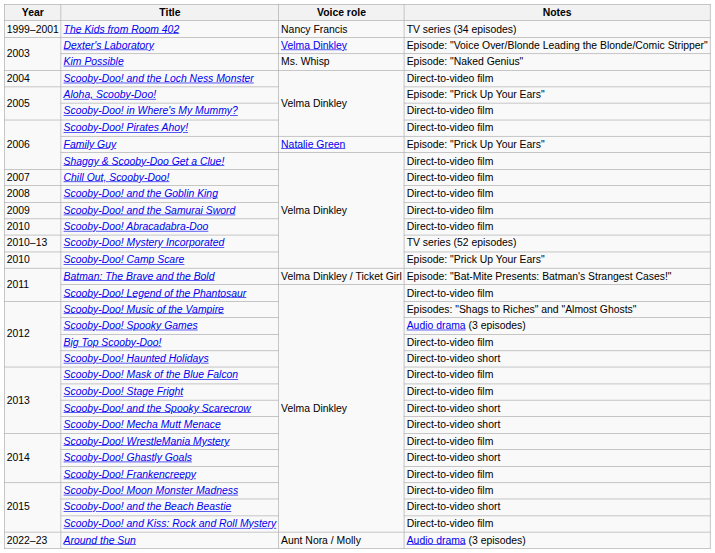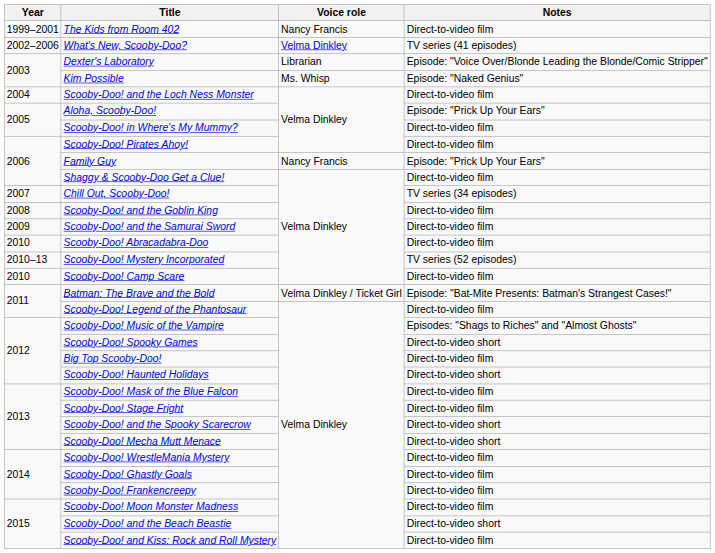(462, 29) TV series (34 episodes) -> (450, 29) Direct-to-video film
+ row: (125, 45)
(314, 45) Velma Dinkley -> (301, 62) Librarian
(313, 144) Natalie Green -> (314, 161) Nancy Francis
(450, 177) Direct-to-video film -> (462, 194) TV series (34 episodes)
(476, 260) Episode: "Prick Up Your Ears" -> (450, 276) Direct-to-video film
(466, 326) Audio drama (3 episodes) -> (453, 342) Direct-to-video short
(453, 458) Direct-to-video short -> (450, 474) Direct-to-video film
- row: (100, 540)
